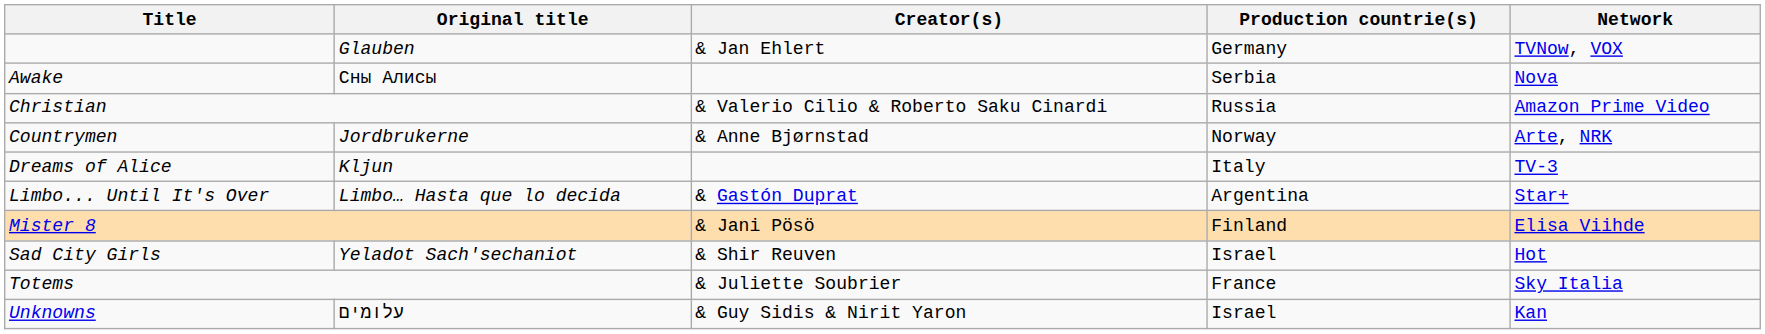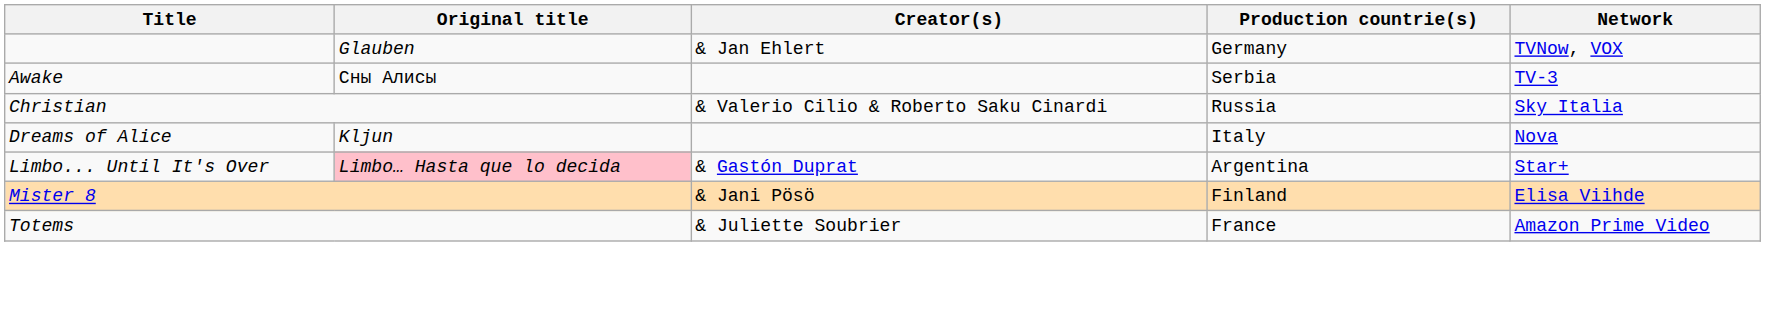(1536, 78) Nova -> (1536, 78) TV-3
(1612, 108) Amazon Prime Video -> (1569, 108) Sky Italia
- row: (63, 137)
(1536, 167) TV-3 -> (1536, 137) Nova
(480, 196) no background -> (480, 167) pink background
- row: (85, 255)
(1569, 284) Sky Italia -> (1612, 226) Amazon Prime Video
- row: (52, 314)
